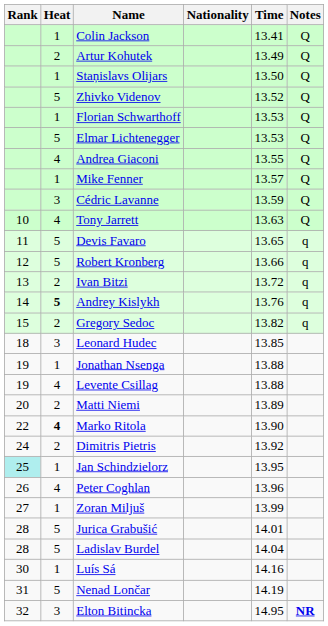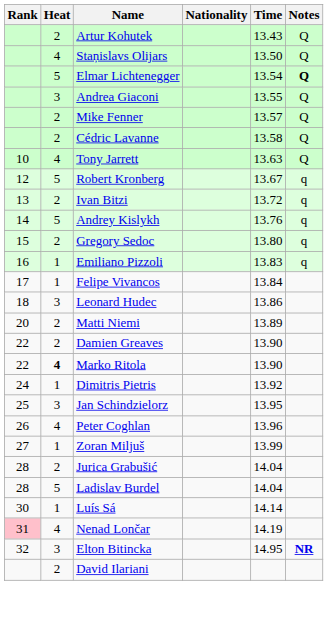- row: (113, 35)
(269, 55) 13.49 -> (268, 35) 13.43
(57, 76) 1 -> (57, 55) 4
- row: (118, 96)
- row: (128, 117)
(269, 138) 13.53 -> (268, 76) 13.54
(305, 138) normal -> (304, 76) bold
(57, 158) 4 -> (57, 96) 3
(57, 179) 1 -> (57, 117) 2
(57, 199) 3 -> (57, 138) 2
(269, 199) 13.59 -> (268, 138) 13.58
- row: (111, 240)
(269, 261) 13.66 -> (268, 179) 13.67
(57, 302) bold -> (57, 220) normal
(269, 323) 13.82 -> (268, 240) 13.80
+ row: (120, 261)
+ row: (118, 281)
(269, 343) 13.85 -> (268, 302) 13.86
- row: (120, 364)
- row: (117, 384)
+ row: (120, 343)
(57, 446) 2 -> (57, 384) 1
(23, 466) paleturquoise background -> (23, 405) no background
(57, 466) 1 -> (57, 405) 3
(57, 528) 5 -> (57, 466) 2
(269, 528) 14.01 -> (268, 466) 14.04
(269, 569) 14.16 -> (268, 508) 14.14
(23, 590) no background -> (23, 528) pink background
(57, 590) 5 -> (57, 528) 4
+ row: (112, 569)
